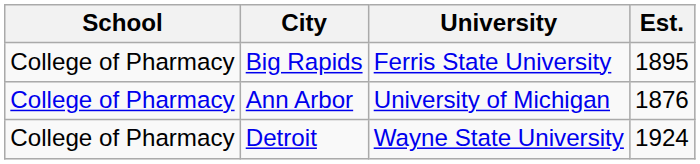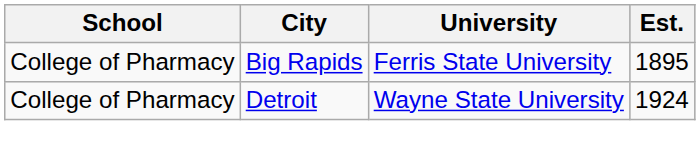- row: (299, 100)
